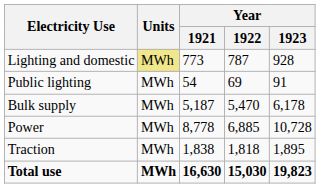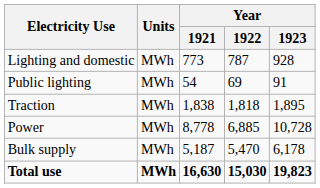(157, 60) khaki background -> (157, 60) no background
rows swapped: (31, 149) <-> (42, 104)
